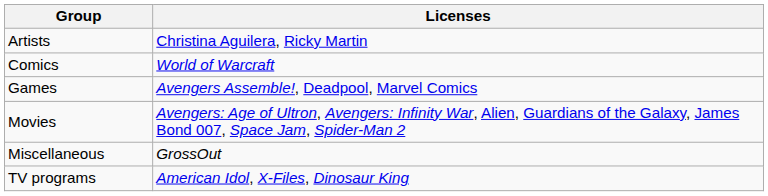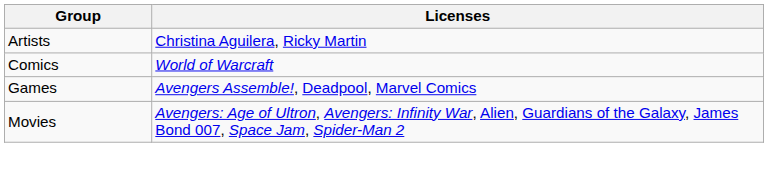- row: (56, 154)
- row: (52, 178)
